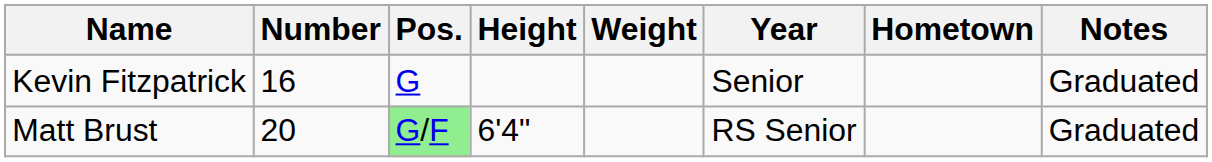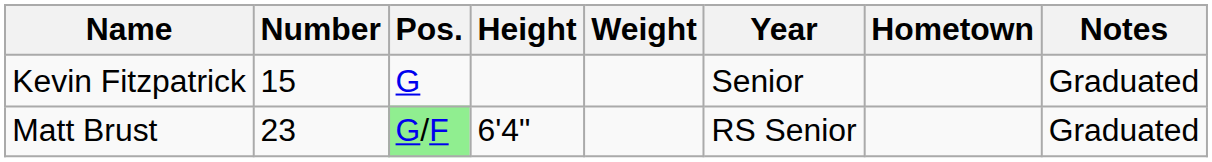(278, 80) 16 -> (278, 80) 15
(278, 130) 20 -> (278, 130) 23
